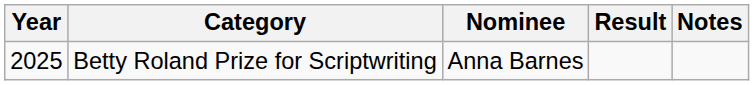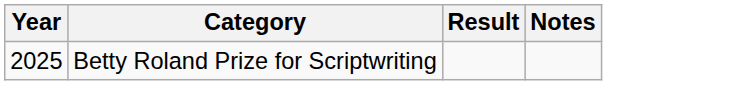- column: (516, 23)
